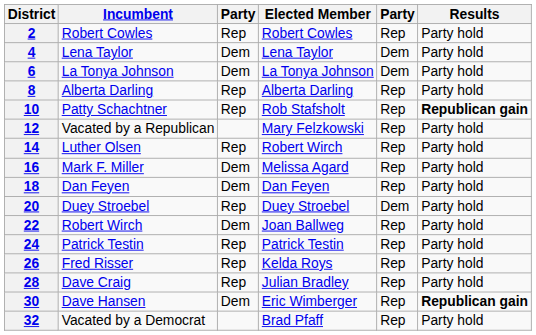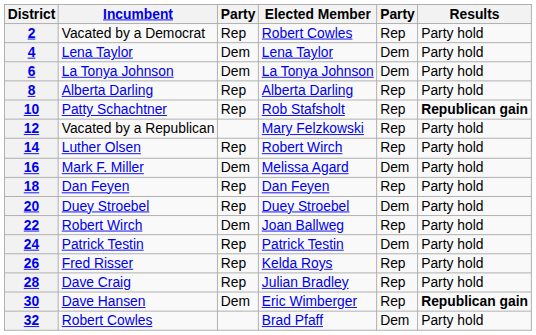(107, 33) Robert Cowles -> (133, 33) Vacated by a Democrat
(393, 167) Rep -> (395, 167) Dem
(235, 186) Dem -> (233, 186) Rep
(393, 244) Rep -> (395, 244) Dem
(133, 320) Vacated by a Democrat -> (107, 320) Robert Cowles
(393, 320) Rep -> (395, 320) Dem
